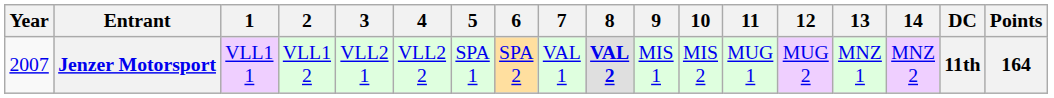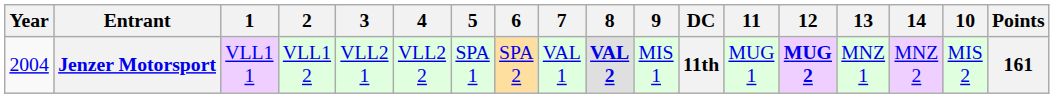columns swapped: (700, 20) <-> (962, 20)
(29, 64) 2007 -> (29, 64) 2004
(806, 64) normal -> (808, 64) bold
(1016, 64) 164 -> (1018, 64) 161
